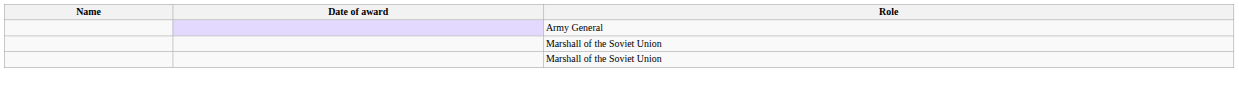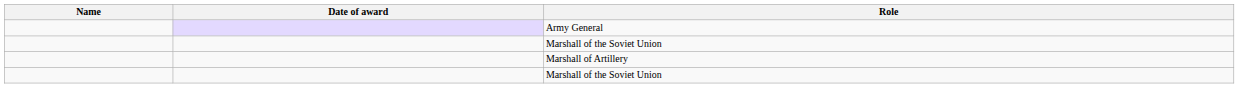+ row: (89, 59)
